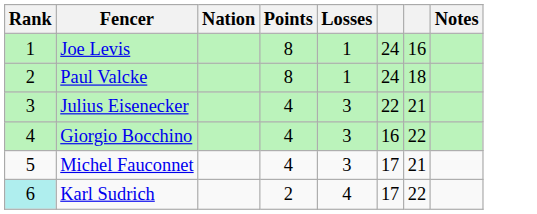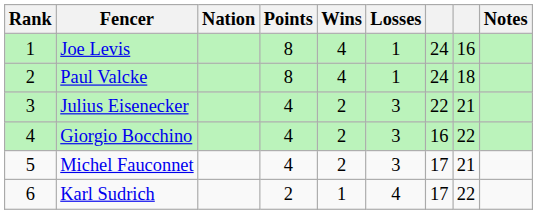+ column: (342, 19)
(30, 194) paleturquoise background -> (30, 194) no background
